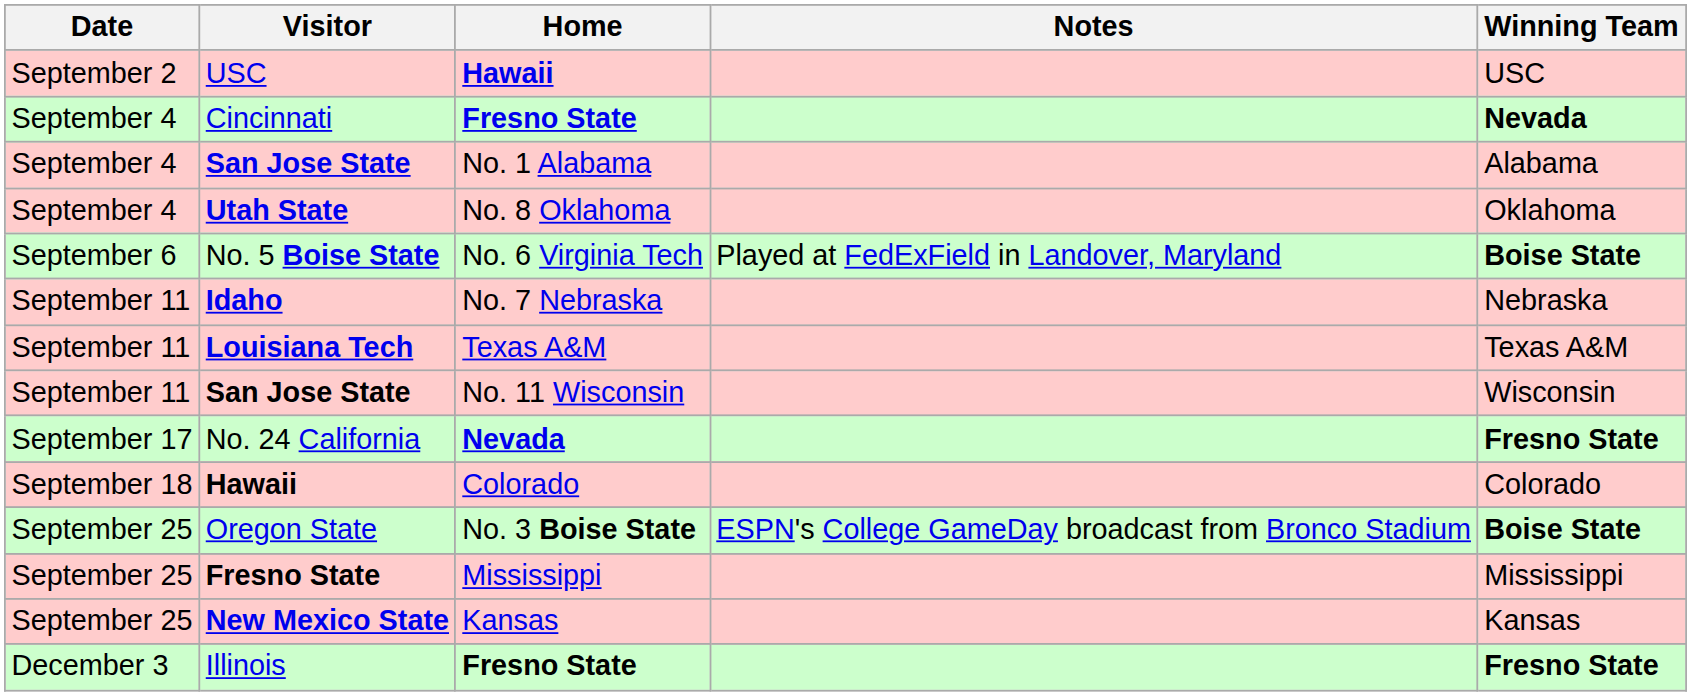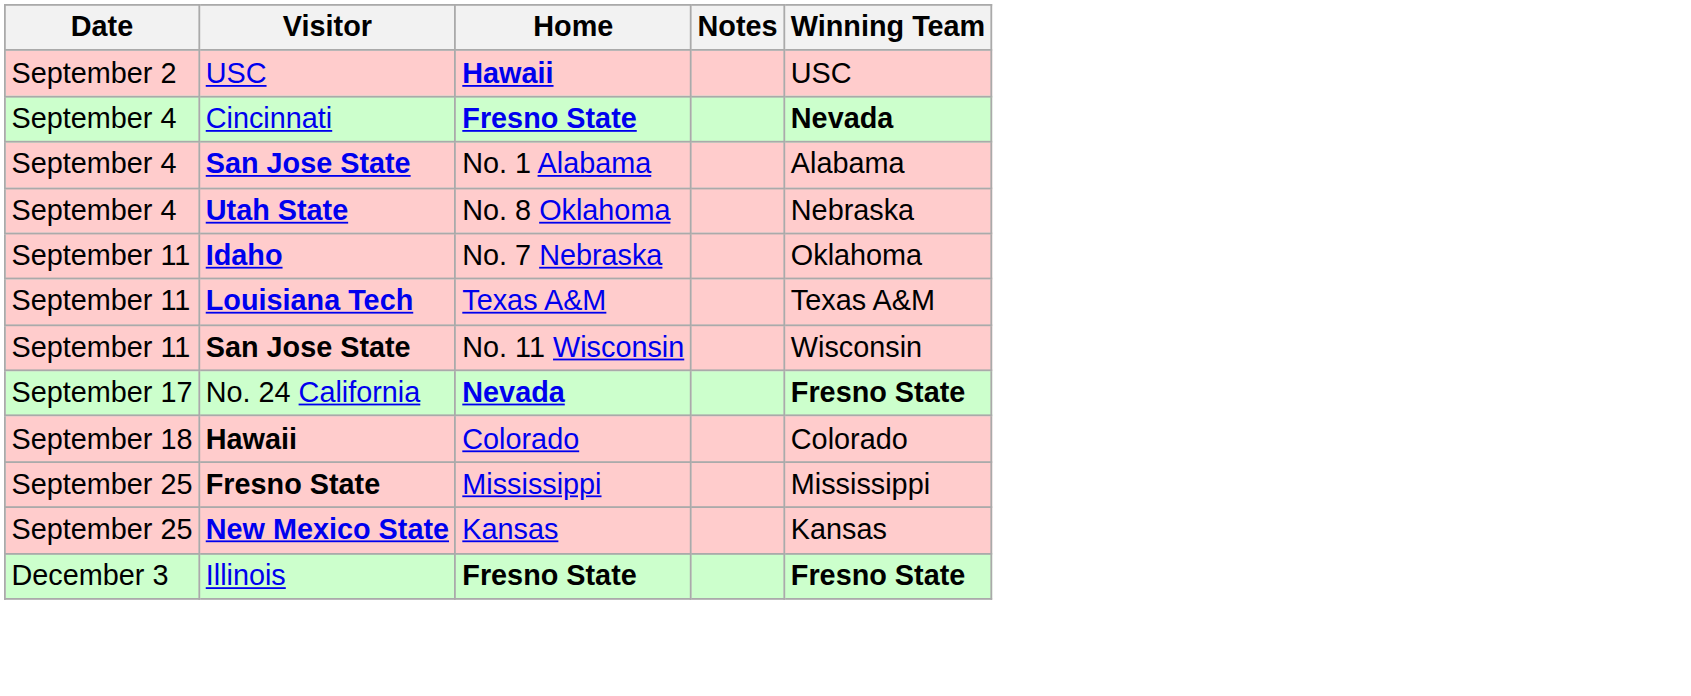(1550, 210) Oklahoma -> (852, 210) Nebraska
- row: (323, 255)
(1546, 301) Nebraska -> (856, 255) Oklahoma
- row: (291, 529)
